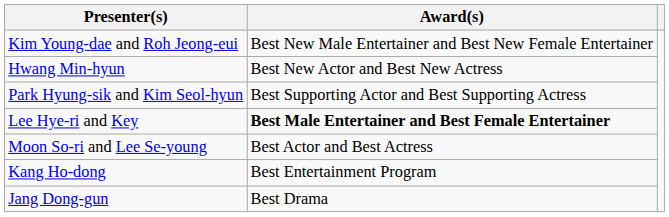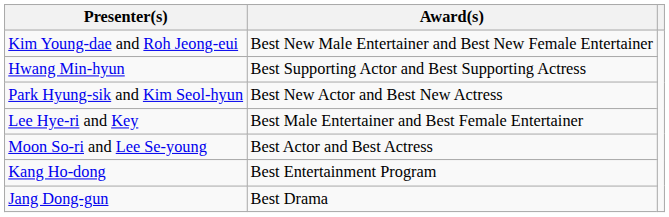(377, 69) Best New Actor and Best New Actress -> (418, 69) Best Supporting Actor and Best Supporting Actress
(418, 95) Best Supporting Actor and Best Supporting Actress -> (377, 95) Best New Actor and Best New Actress
(430, 120) bold -> (417, 120) normal
